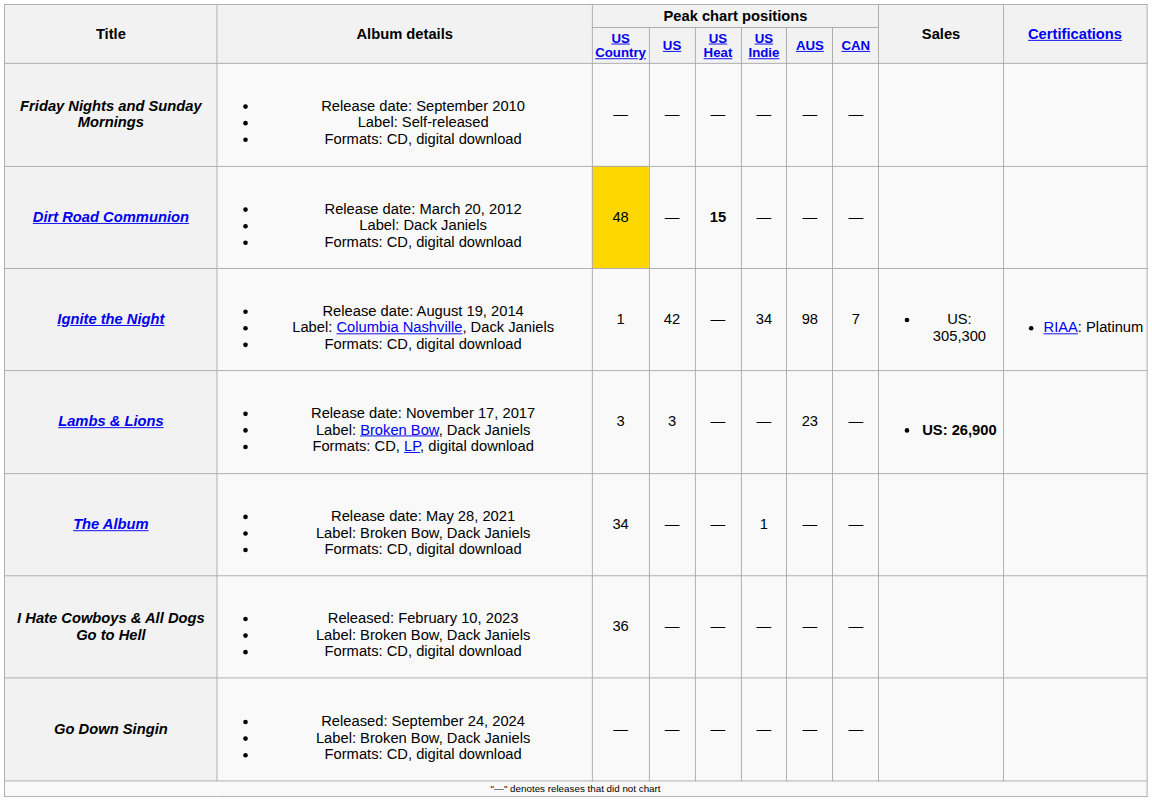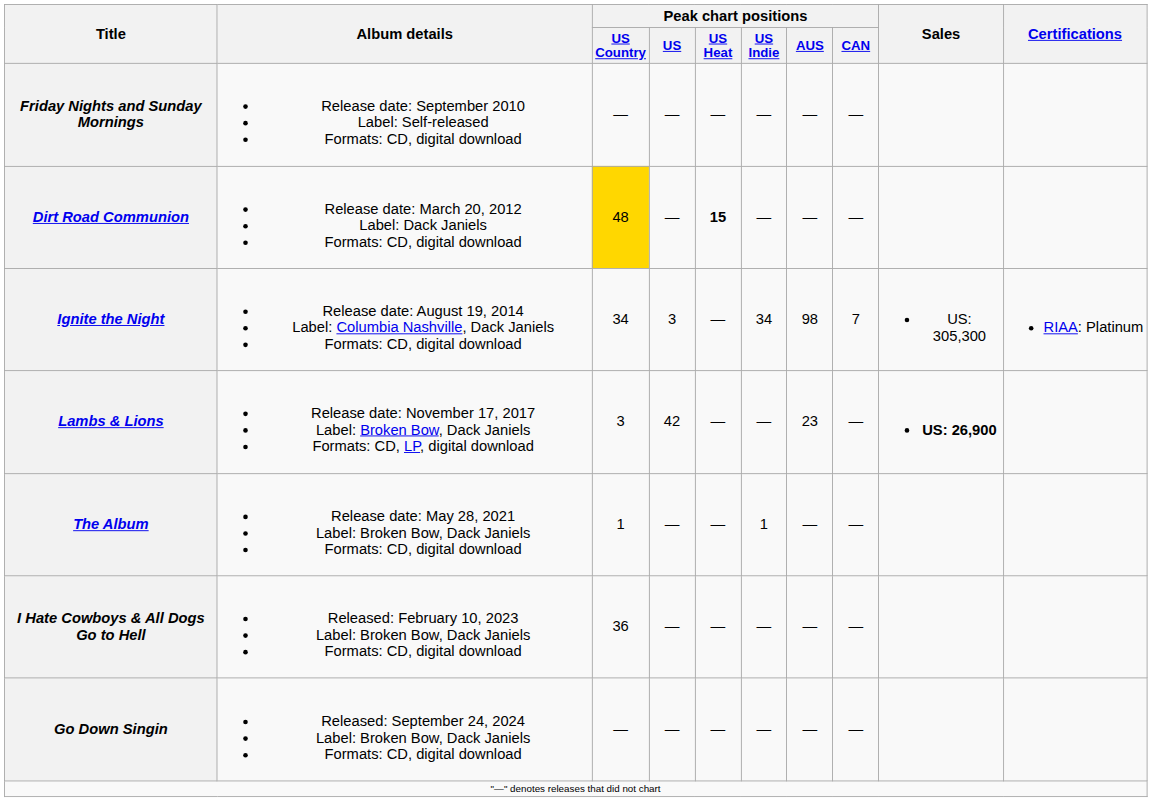(621, 319) 1 -> (621, 319) 34
(672, 319) 42 -> (672, 319) 3
(672, 422) 3 -> (672, 422) 42
(621, 524) 34 -> (621, 524) 1
